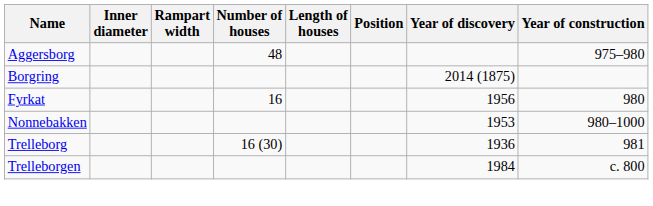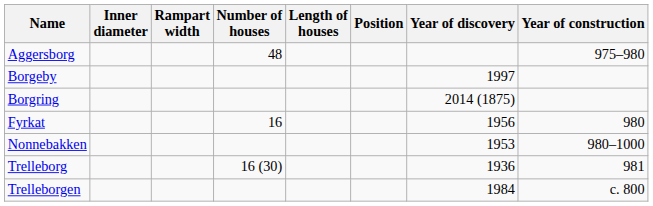+ row: (32, 76)
